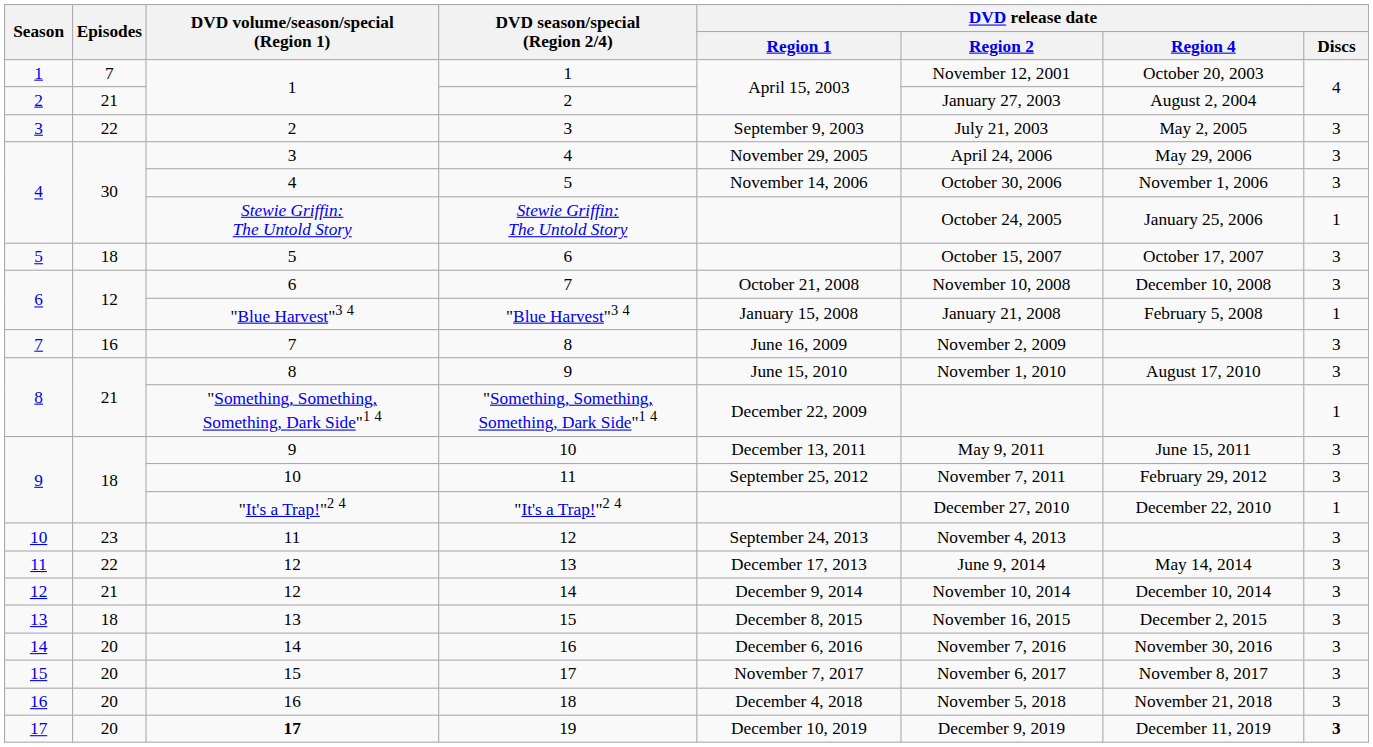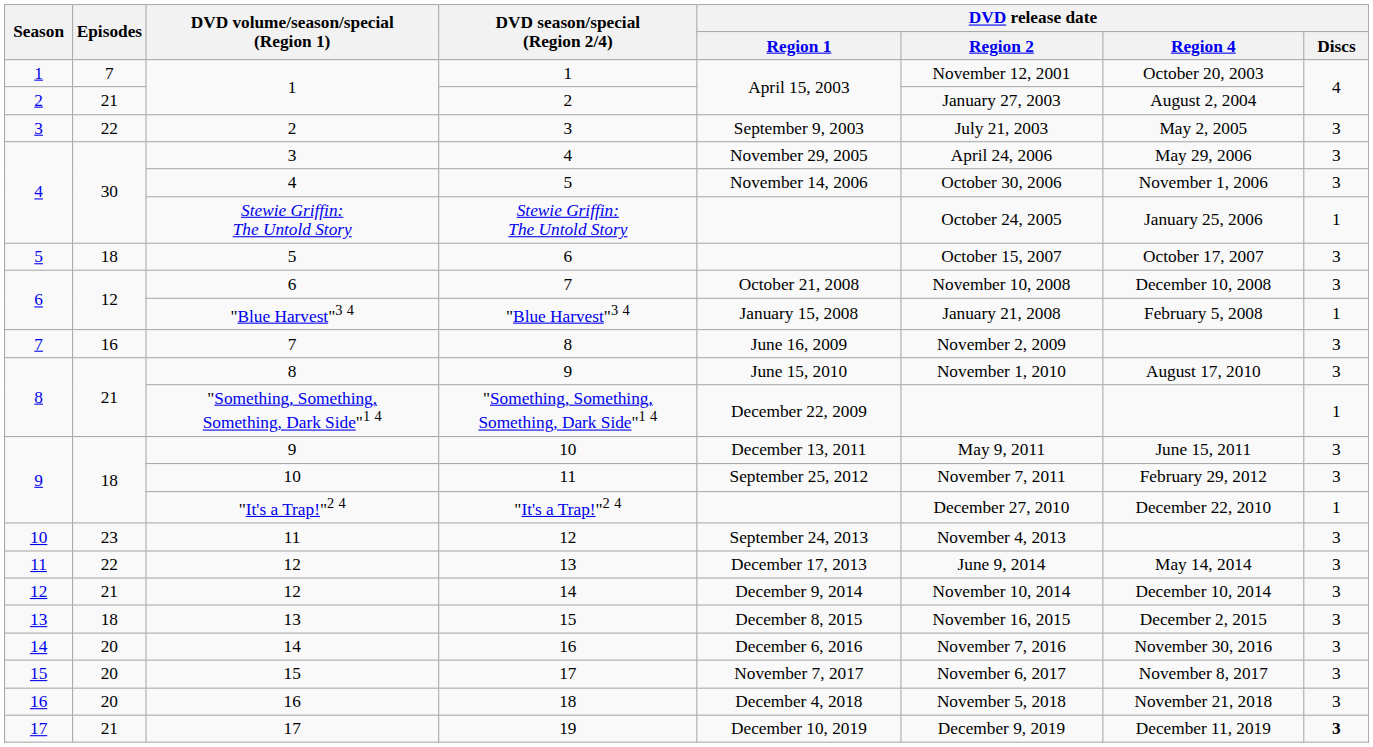(109, 728) 20 -> (109, 728) 21
(292, 728) bold -> (292, 728) normal
